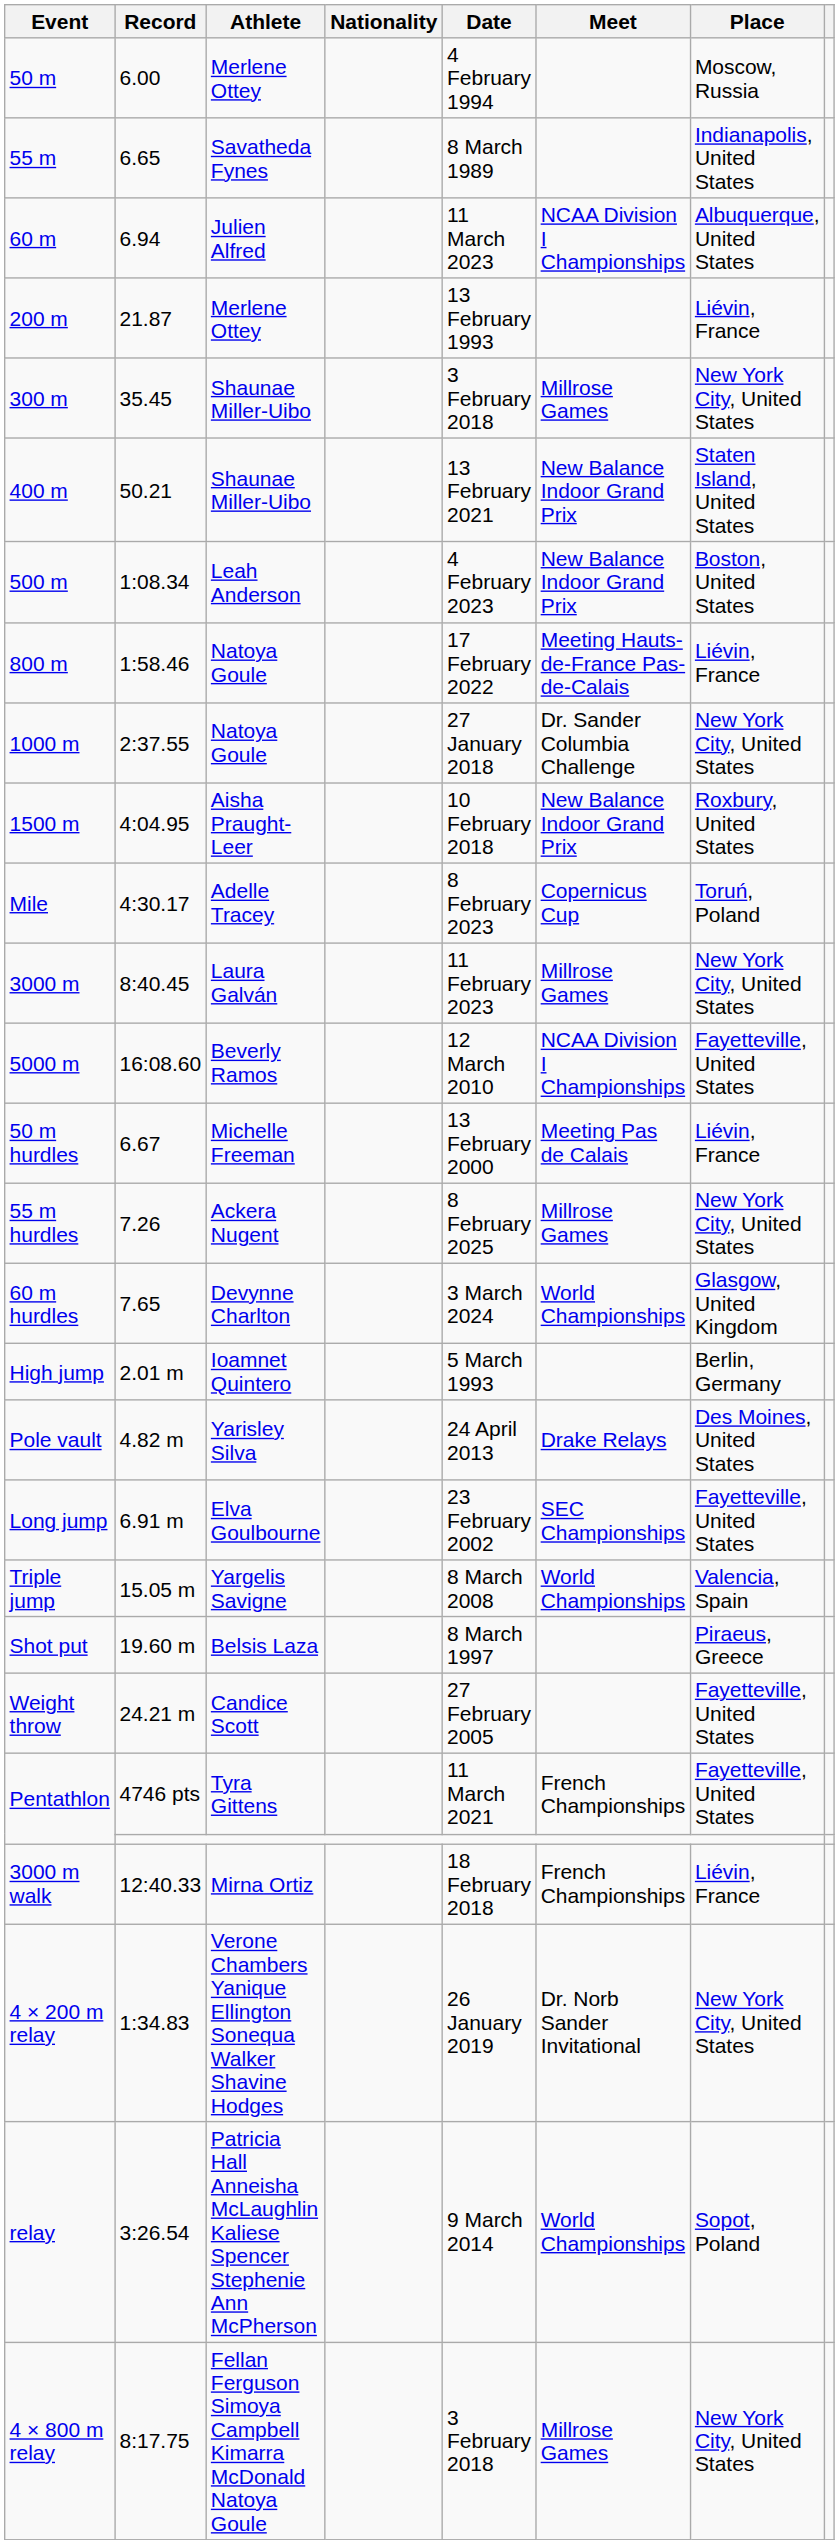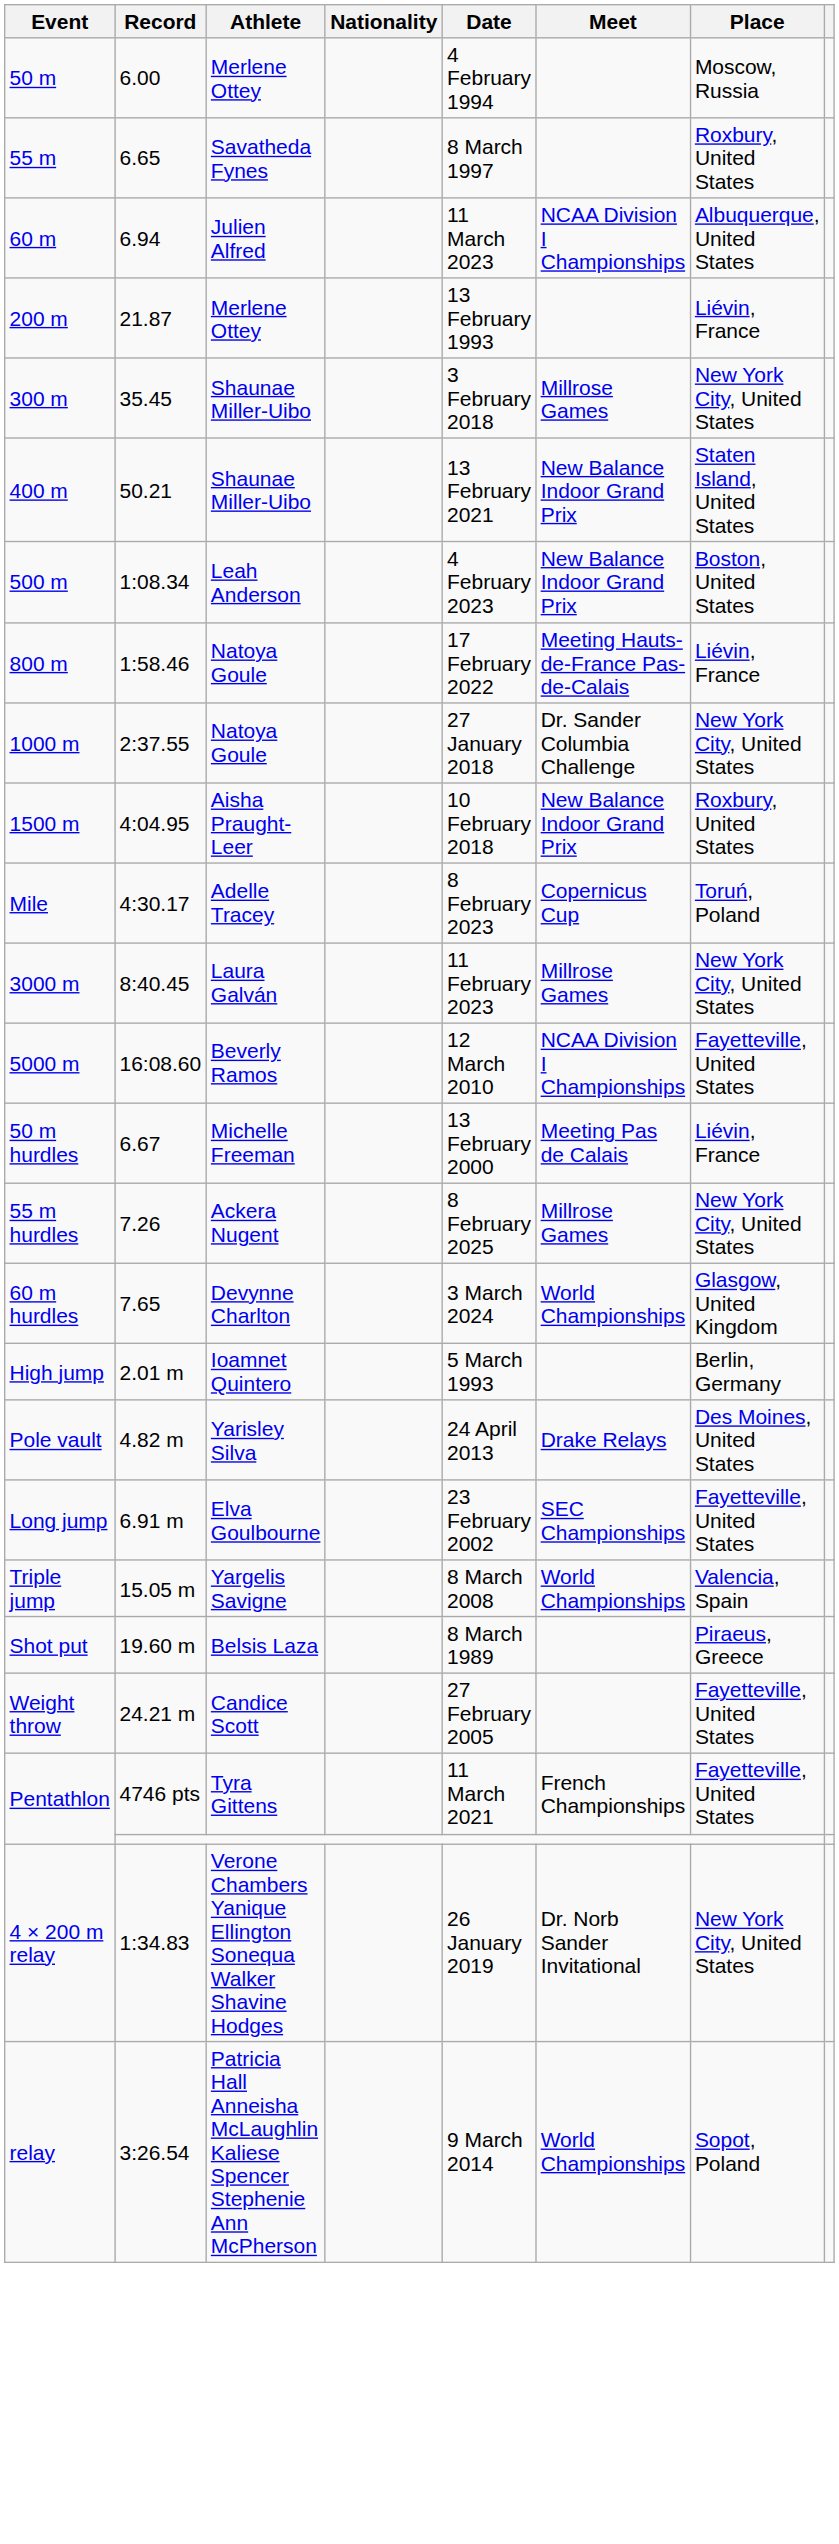(485, 158) 8 March 1989 -> (485, 158) 8 March 1997
(754, 158) Indianapolis, United States -> (736, 158) Roxbury, United States
(485, 1645) 8 March 1997 -> (485, 1645) 8 March 1989
- row: (45, 1884)
- row: (56, 2441)
